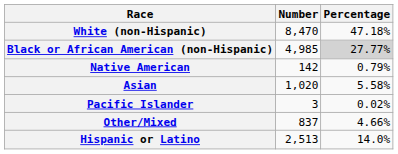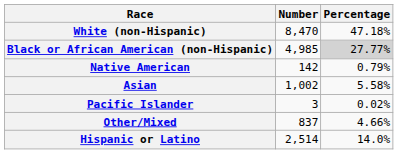(302, 85) 1,020 -> (302, 85) 1,002
(302, 139) 2,513 -> (302, 139) 2,514
